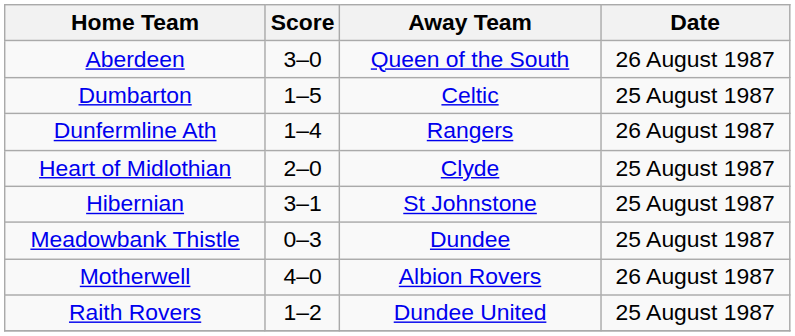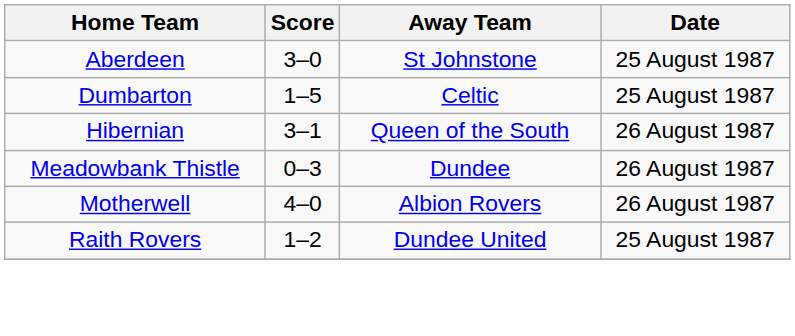(470, 58) Queen of the South -> (470, 58) St Johnstone
(695, 58) 26 August 1987 -> (695, 58) 25 August 1987
- row: (135, 131)
- row: (135, 167)
(470, 204) St Johnstone -> (470, 131) Queen of the South
(695, 204) 25 August 1987 -> (695, 131) 26 August 1987
(695, 240) 25 August 1987 -> (695, 167) 26 August 1987
